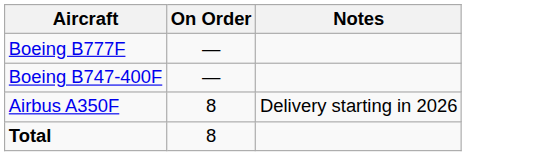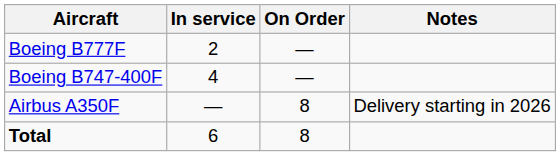+ column: (213, 19)
